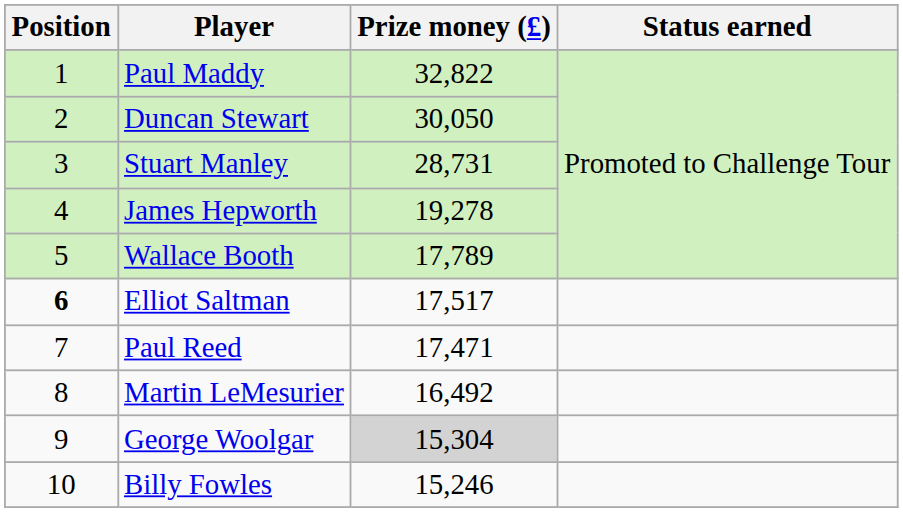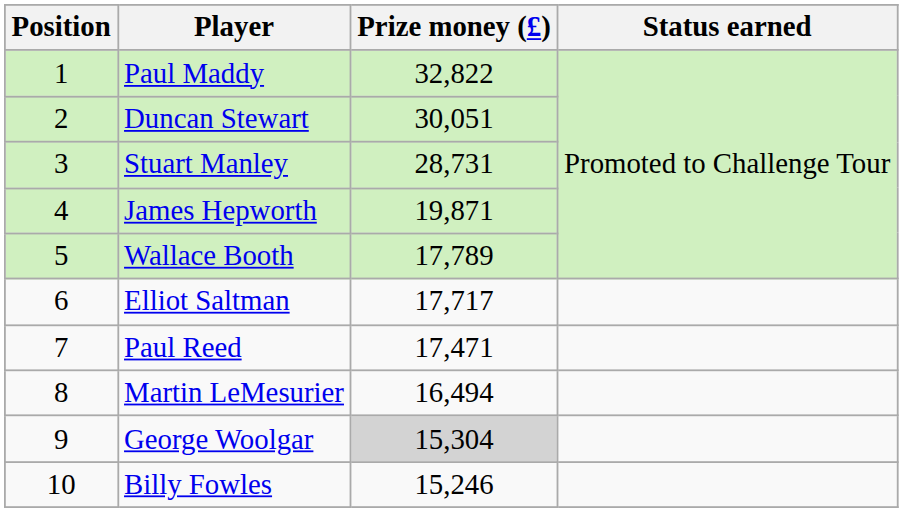(454, 118) 30,050 -> (454, 118) 30,051
(454, 210) 19,278 -> (454, 210) 19,871
(61, 301) bold -> (61, 301) normal
(454, 301) 17,517 -> (454, 301) 17,717
(454, 392) 16,492 -> (454, 392) 16,494
